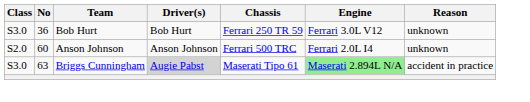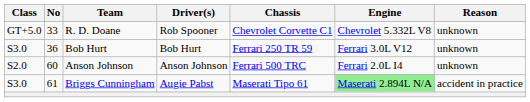+ row: (93, 30)
(43, 65) 63 -> (52, 83) 61
(177, 65) lightgrey background -> (186, 83) no background
